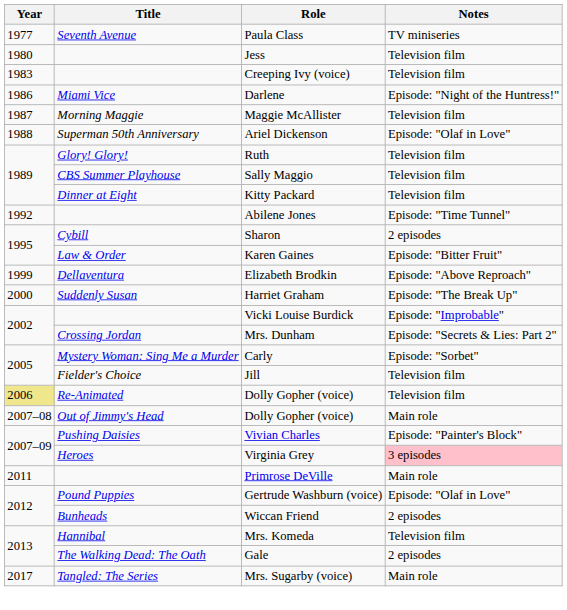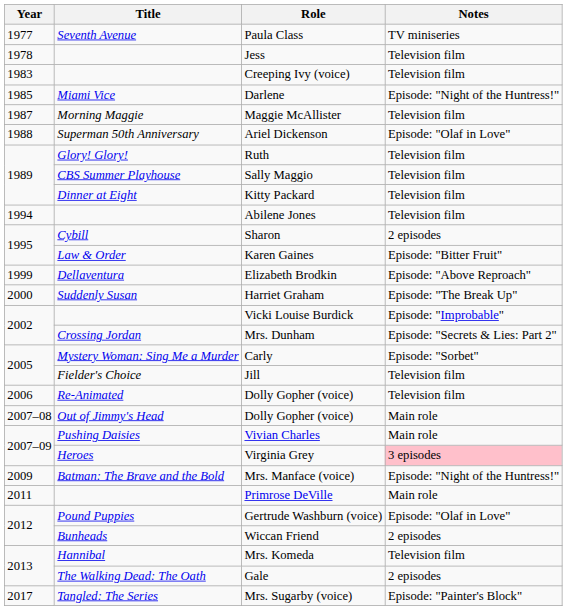(20, 54) 1980 -> (20, 54) 1978
(20, 94) 1986 -> (20, 94) 1985
(20, 214) 1992 -> (20, 214) 1994
(449, 214) Episode: "Time Tunnel" -> (426, 214) Television film
(20, 395) khaki background -> (20, 395) no background
(455, 435) Episode: "Painter's Block" -> (413, 435) Main role
+ row: (141, 475)
(413, 575) Main role -> (455, 595) Episode: "Painter's Block"
